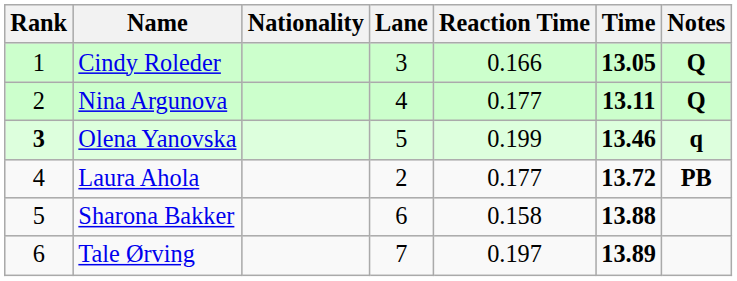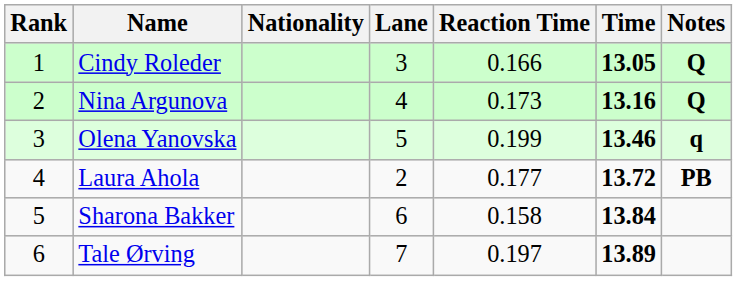(515, 100) 0.177 -> (515, 100) 0.173
(629, 100) 13.11 -> (629, 100) 13.16
(39, 139) bold -> (39, 139) normal
(629, 216) 13.88 -> (629, 216) 13.84
